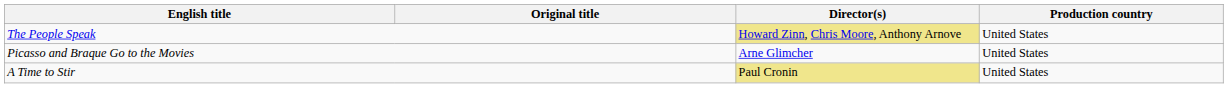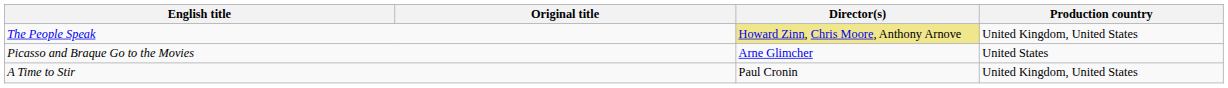(1015, 33) United States -> (1060, 33) United Kingdom, United States
(768, 72) khaki background -> (768, 72) no background
(1015, 72) United States -> (1060, 72) United Kingdom, United States
